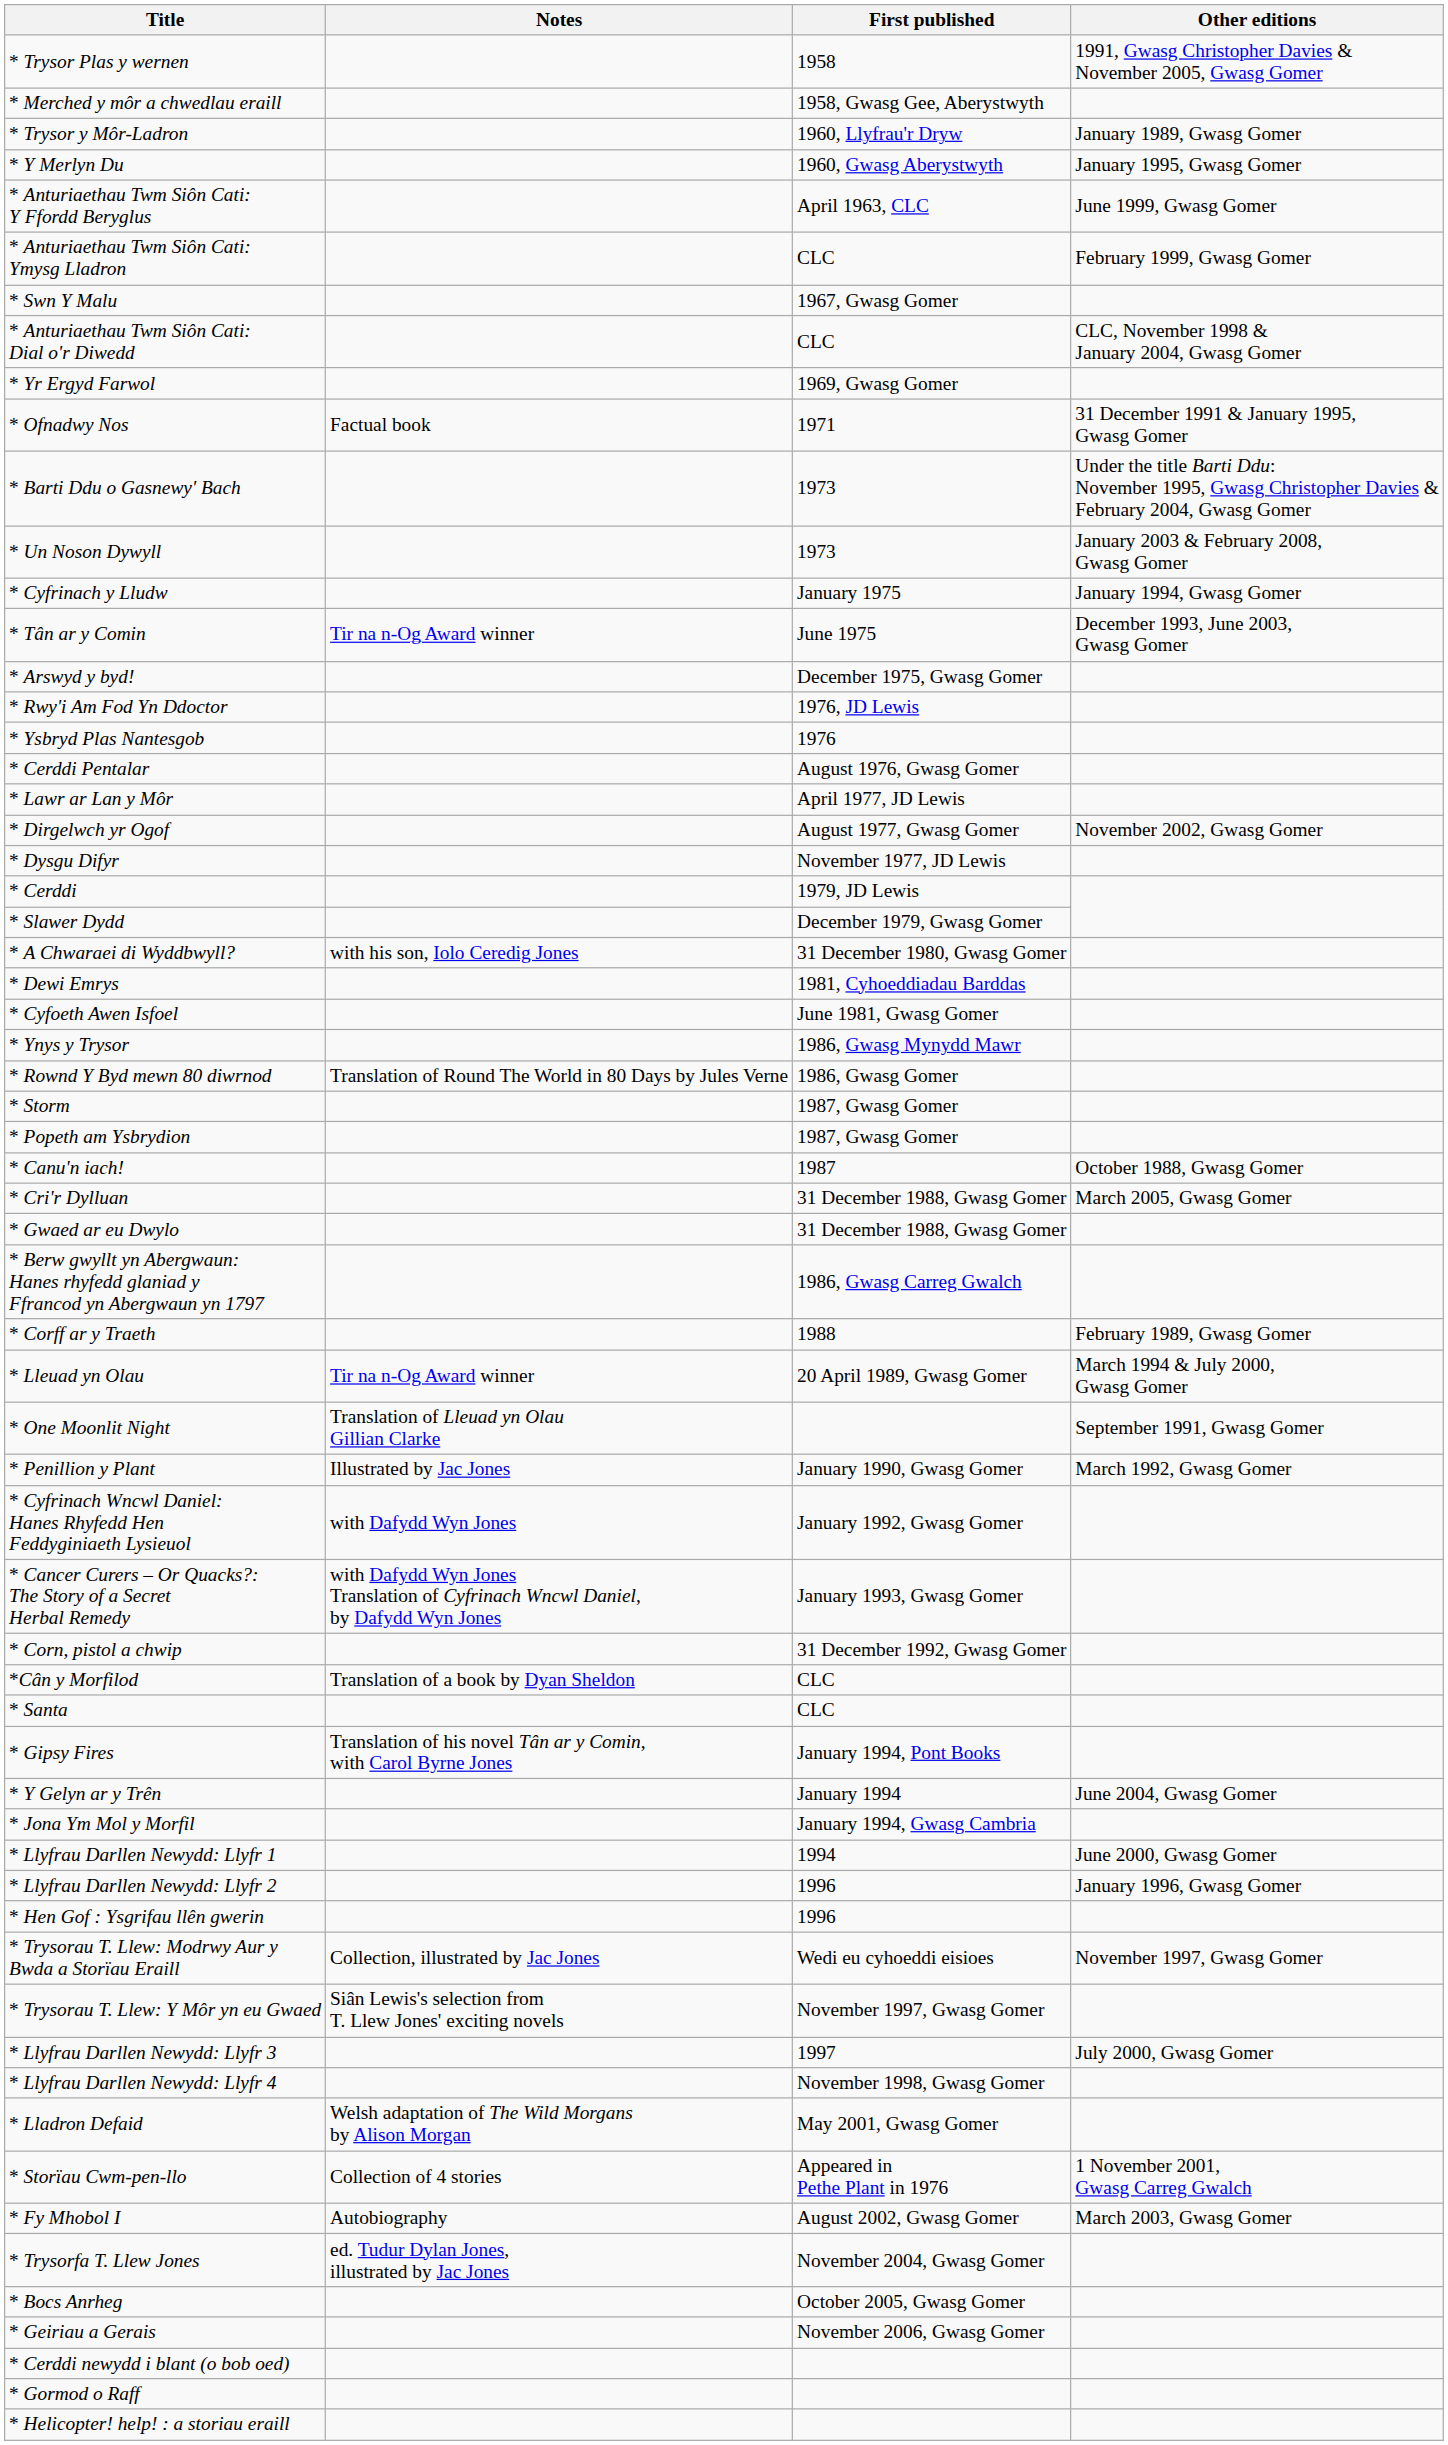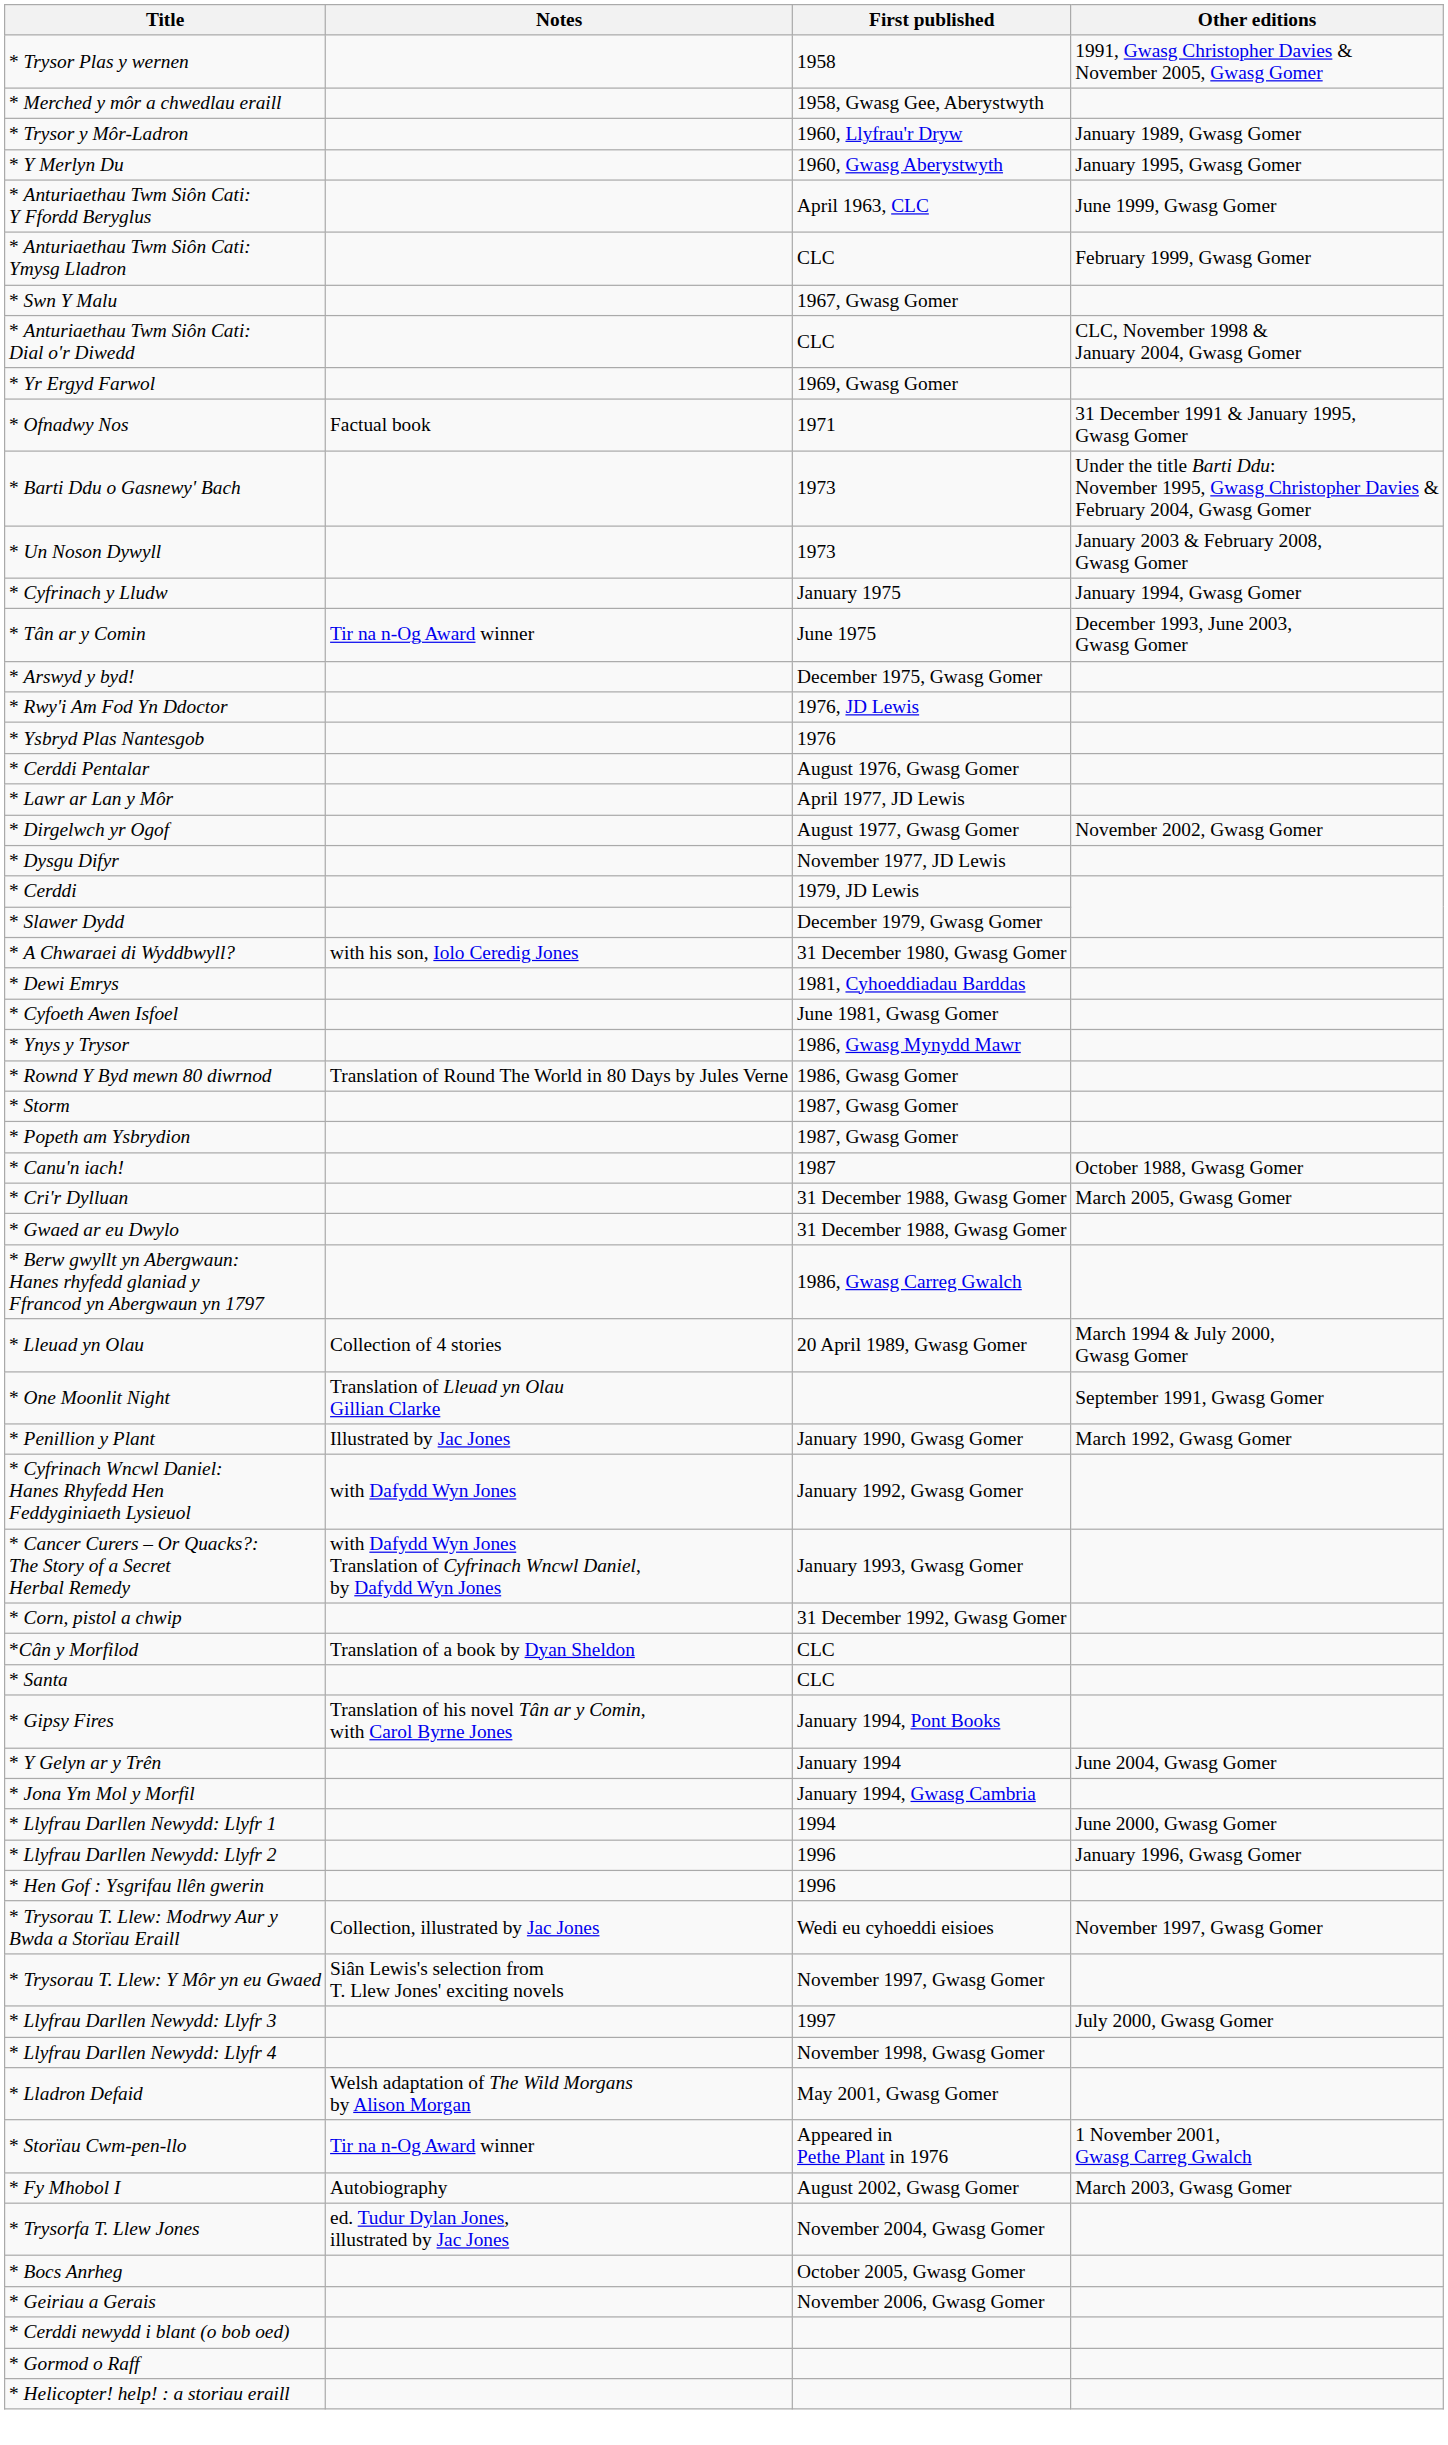- row: (82, 1334)
(432, 1375) Tir na n-Og Award winner -> (416, 1344) Collection of 4 stories
(416, 2176) Collection of 4 stories -> (432, 2146) Tir na n-Og Award winner
